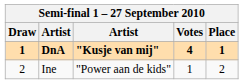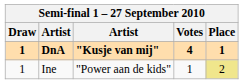(22, 69) 2 -> (22, 69) 1
(222, 69) no background -> (222, 69) khaki background
